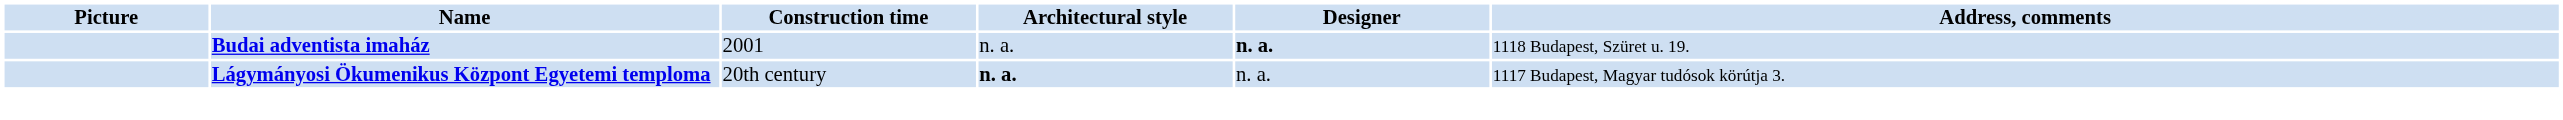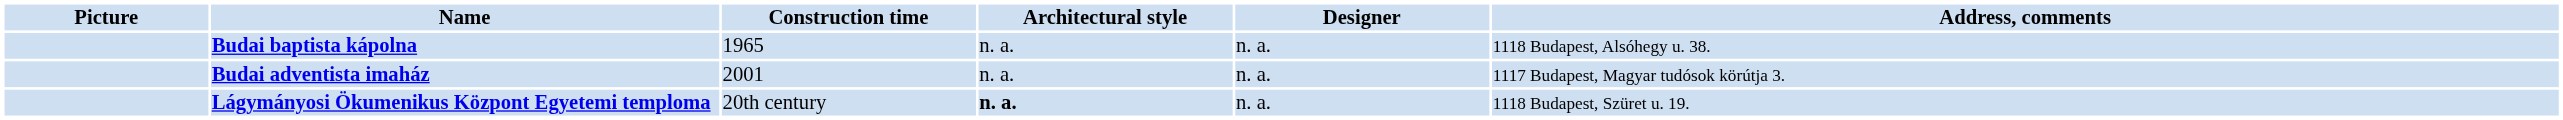+ row: (314, 45)
(1255, 45) bold -> (1253, 74) normal
(1591, 47) 1118 Budapest, Szüret u. 19. -> (1639, 75) 1117 Budapest, Magyar tudósok körútja 3.
(1639, 75) 1117 Budapest, Magyar tudósok körútja 3. -> (1591, 103) 1118 Budapest, Szüret u. 19.
